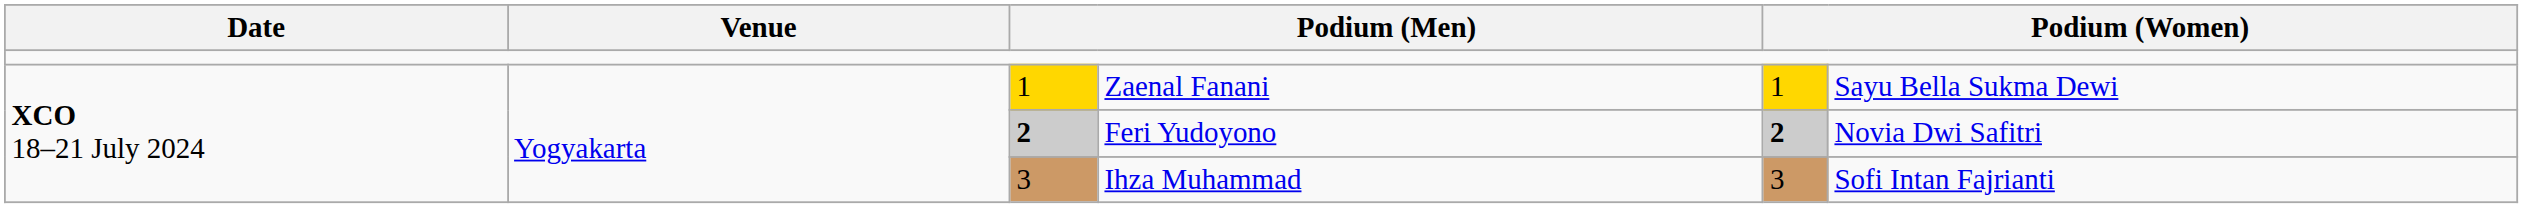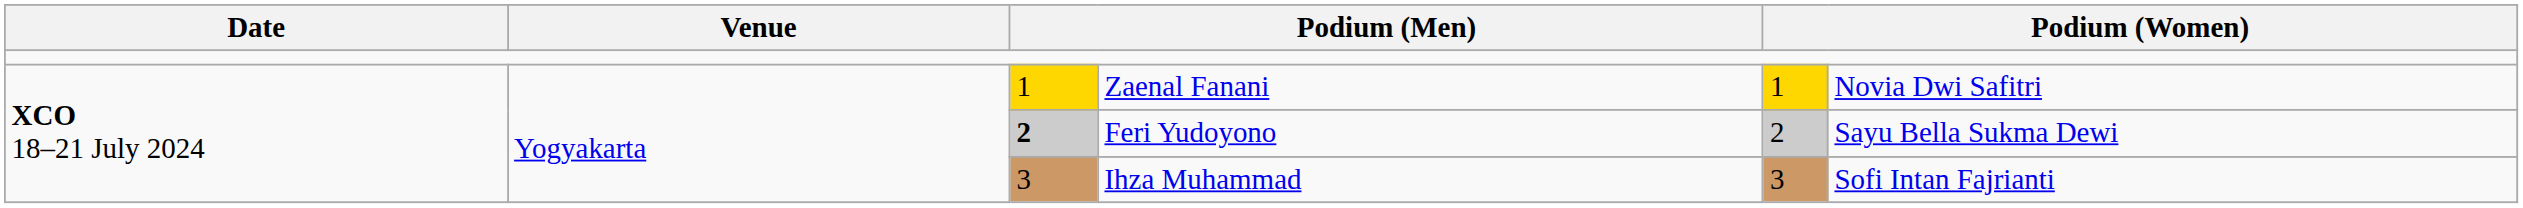(1976, 86) Sayu Bella Sukma Dewi -> (1938, 86) Novia Dwi Safitri
(1777, 132) bold -> (1777, 132) normal
(1938, 132) Novia Dwi Safitri -> (1976, 132) Sayu Bella Sukma Dewi
